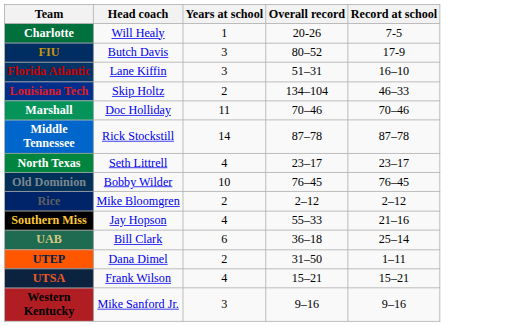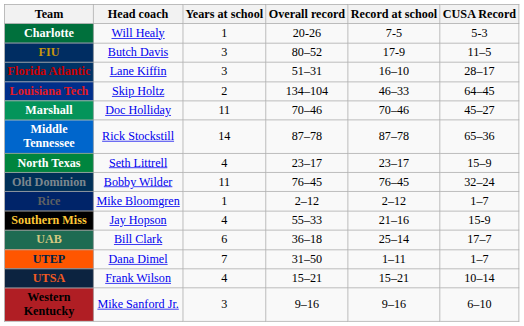+ column: (479, 14)
(224, 182) 10 -> (224, 182) 11
(224, 201) 2 -> (224, 201) 1
(224, 259) 2 -> (224, 259) 7
